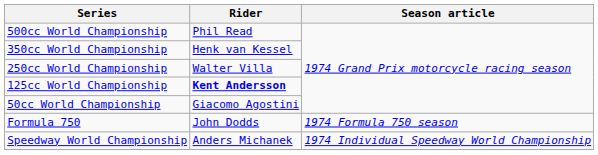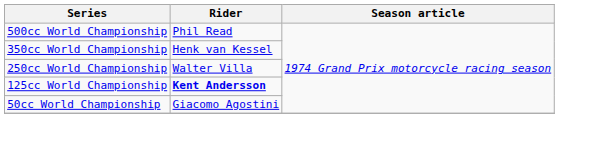- row: (44, 123)
- row: (97, 141)
